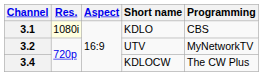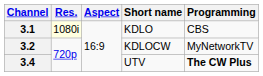(135, 46) UTV -> (147, 46) KDLOCW
(147, 63) KDLOCW -> (135, 63) UTV
(218, 63) normal -> (219, 63) bold
